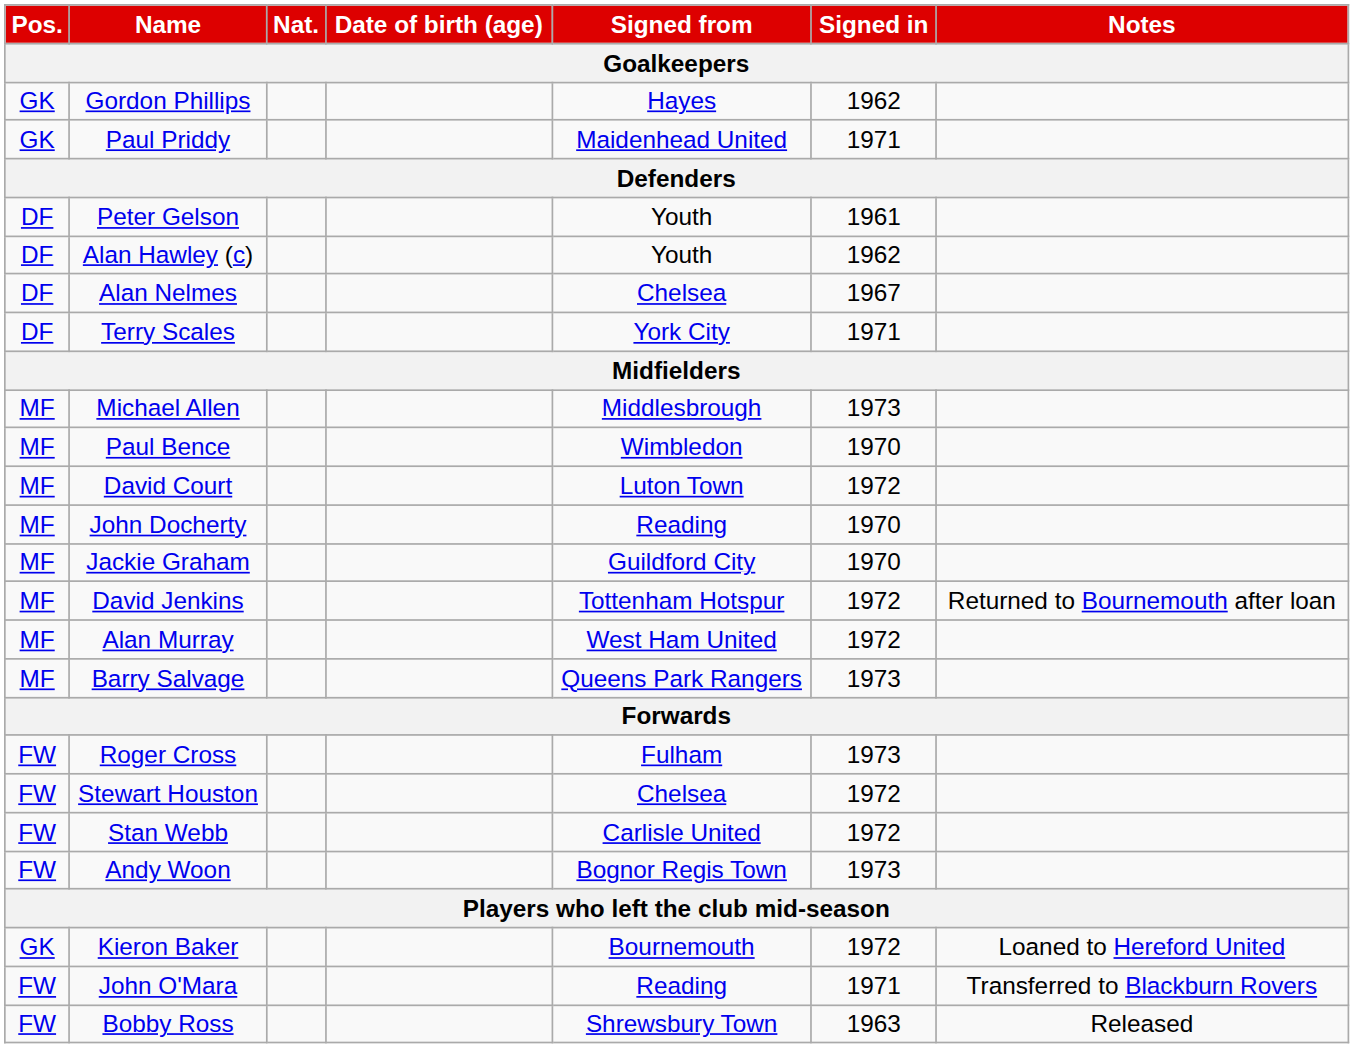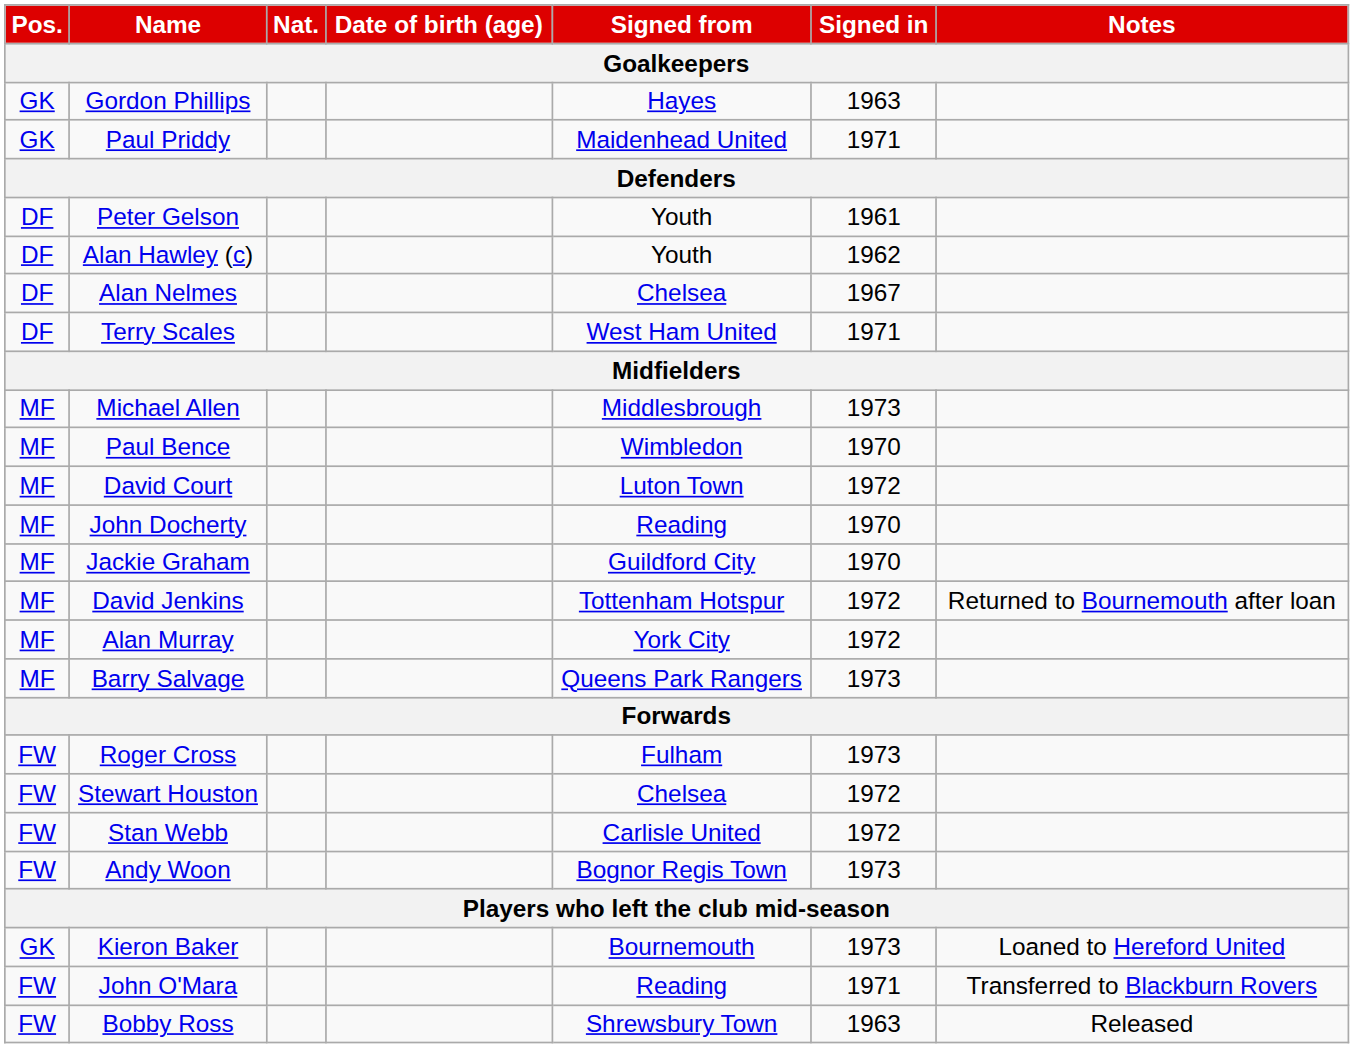(874, 101) 1962 -> (874, 101) 1963
(682, 332) York City -> (682, 332) West Ham United
(682, 640) West Ham United -> (682, 640) York City
(874, 947) 1972 -> (874, 947) 1973
